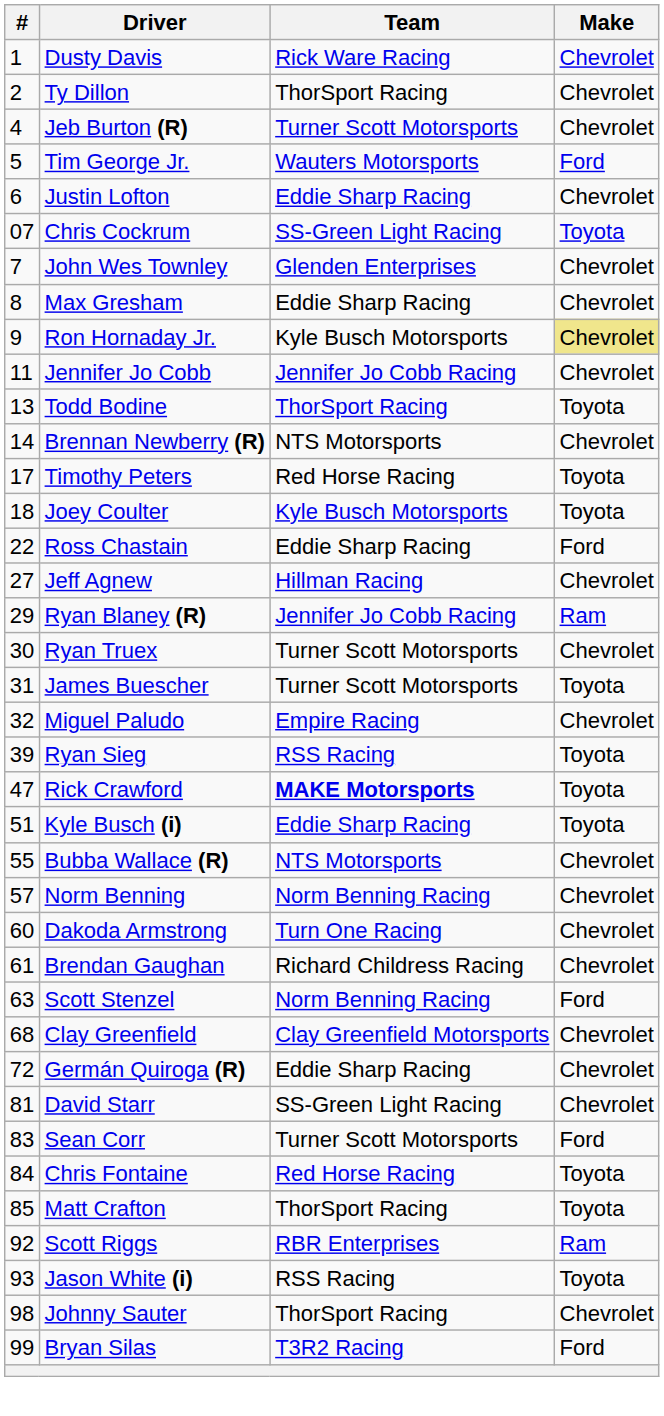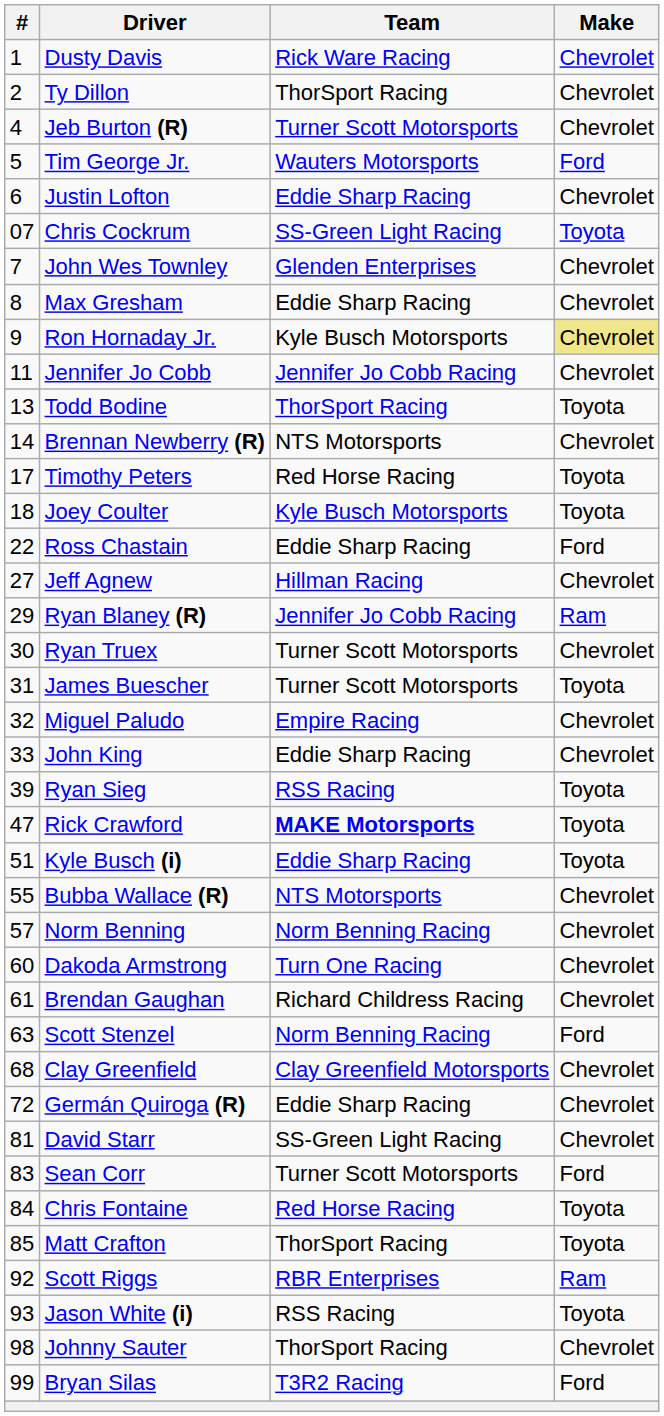+ row: (94, 755)
